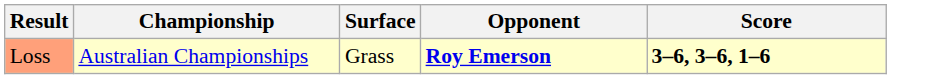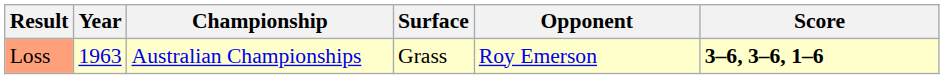+ column: (100, 21)
(488, 55) bold -> (538, 55) normal
